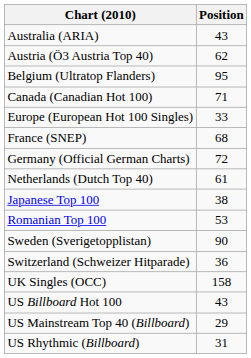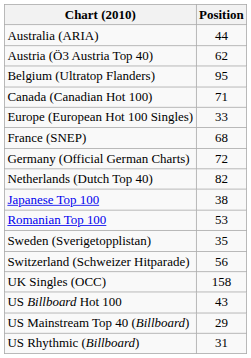(221, 35) 43 -> (221, 35) 44
(221, 179) 61 -> (221, 179) 82
(221, 240) 90 -> (221, 240) 35
(221, 261) 36 -> (221, 261) 56
